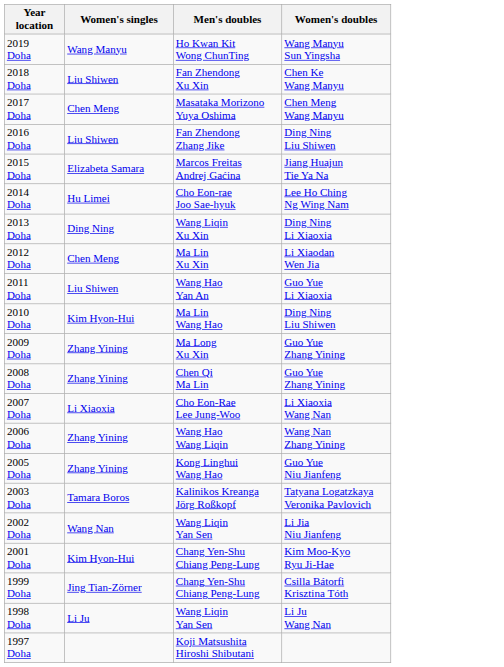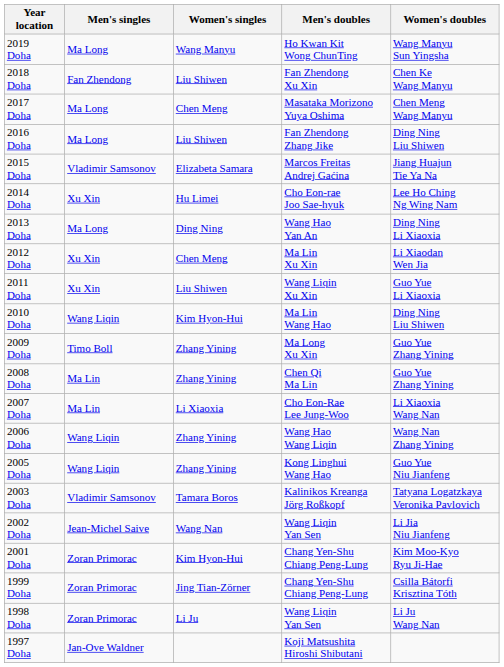+ column: (119, 19)
(202, 228) Wang Liqin Xu Xin -> (308, 228) Wang Hao Yan An
(199, 288) Wang Hao Yan An -> (310, 288) Wang Liqin Xu Xin
